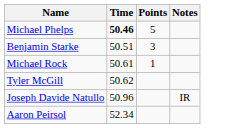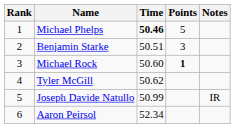+ column: (19, 13)
(121, 64) 50.61 -> (151, 64) 50.60
(153, 64) normal -> (183, 64) bold
(121, 98) 50.96 -> (151, 98) 50.99
